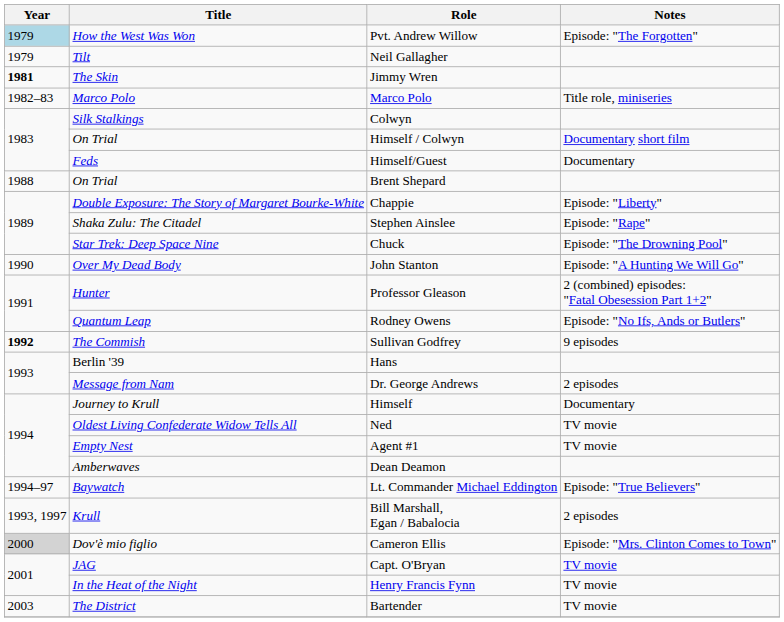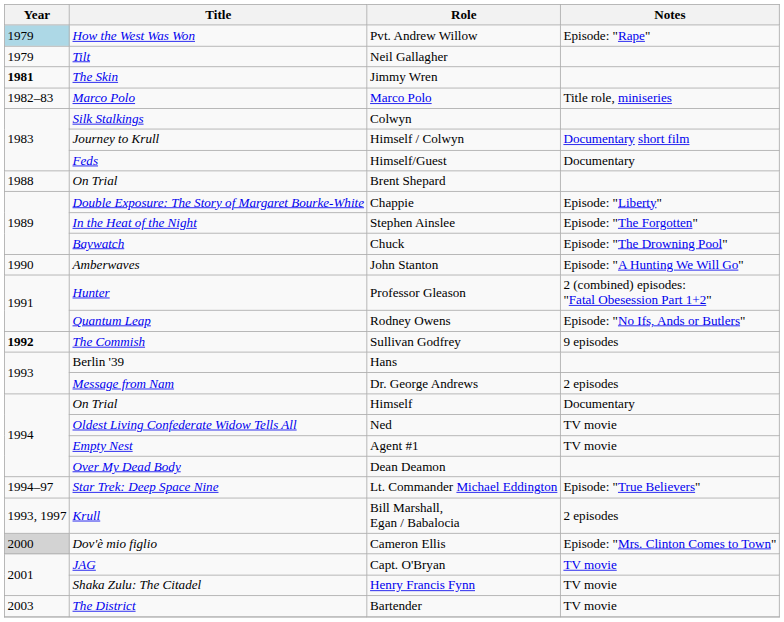(631, 35) Episode: "The Forgotten" -> (607, 35) Episode: "Rape"
(95, 139) On Trial -> (116, 139) Journey to Krull
(137, 222) Shaka Zulu: The Citadel -> (135, 222) In the Heat of the Night
(607, 222) Episode: "Rape" -> (631, 222) Episode: "The Forgotten"
(146, 243) Star Trek: Deep Space Nine -> (98, 243) Baywatch
(127, 264) Over My Dead Body -> (106, 264) Amberwaves
(116, 404) Journey to Krull -> (95, 404) On Trial
(106, 466) Amberwaves -> (127, 466) Over My Dead Body
(98, 487) Baywatch -> (146, 487) Star Trek: Deep Space Nine
(135, 585) In the Heat of the Night -> (137, 585) Shaka Zulu: The Citadel
